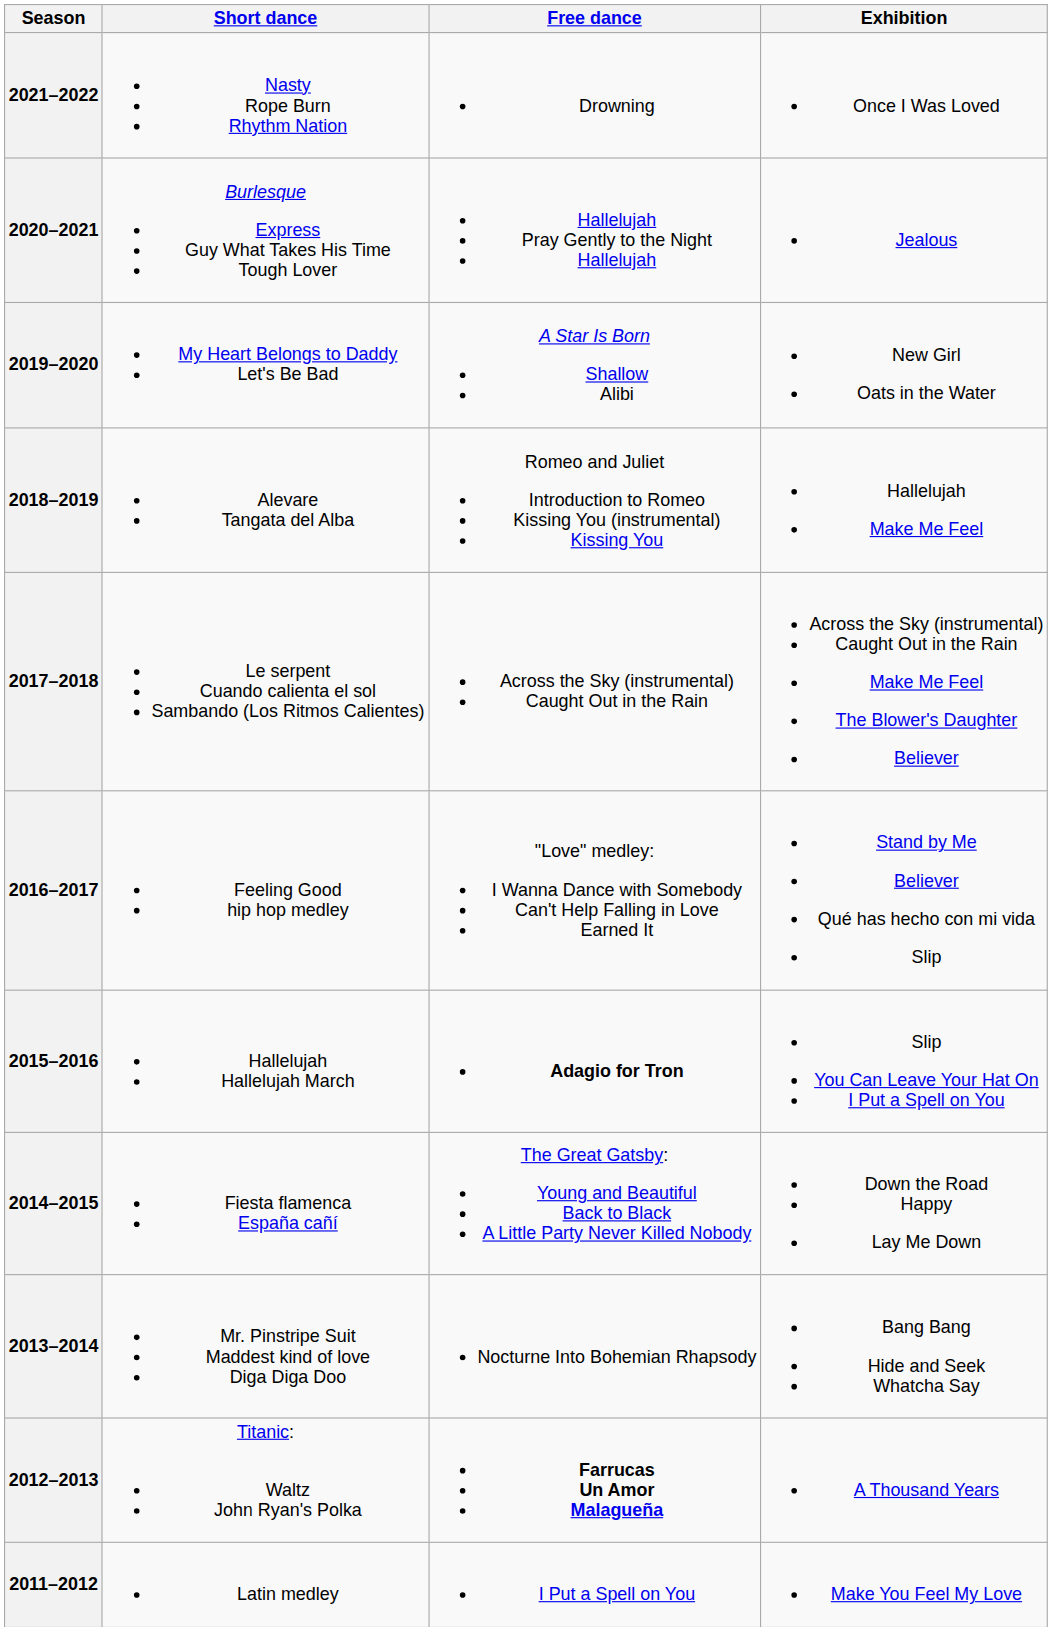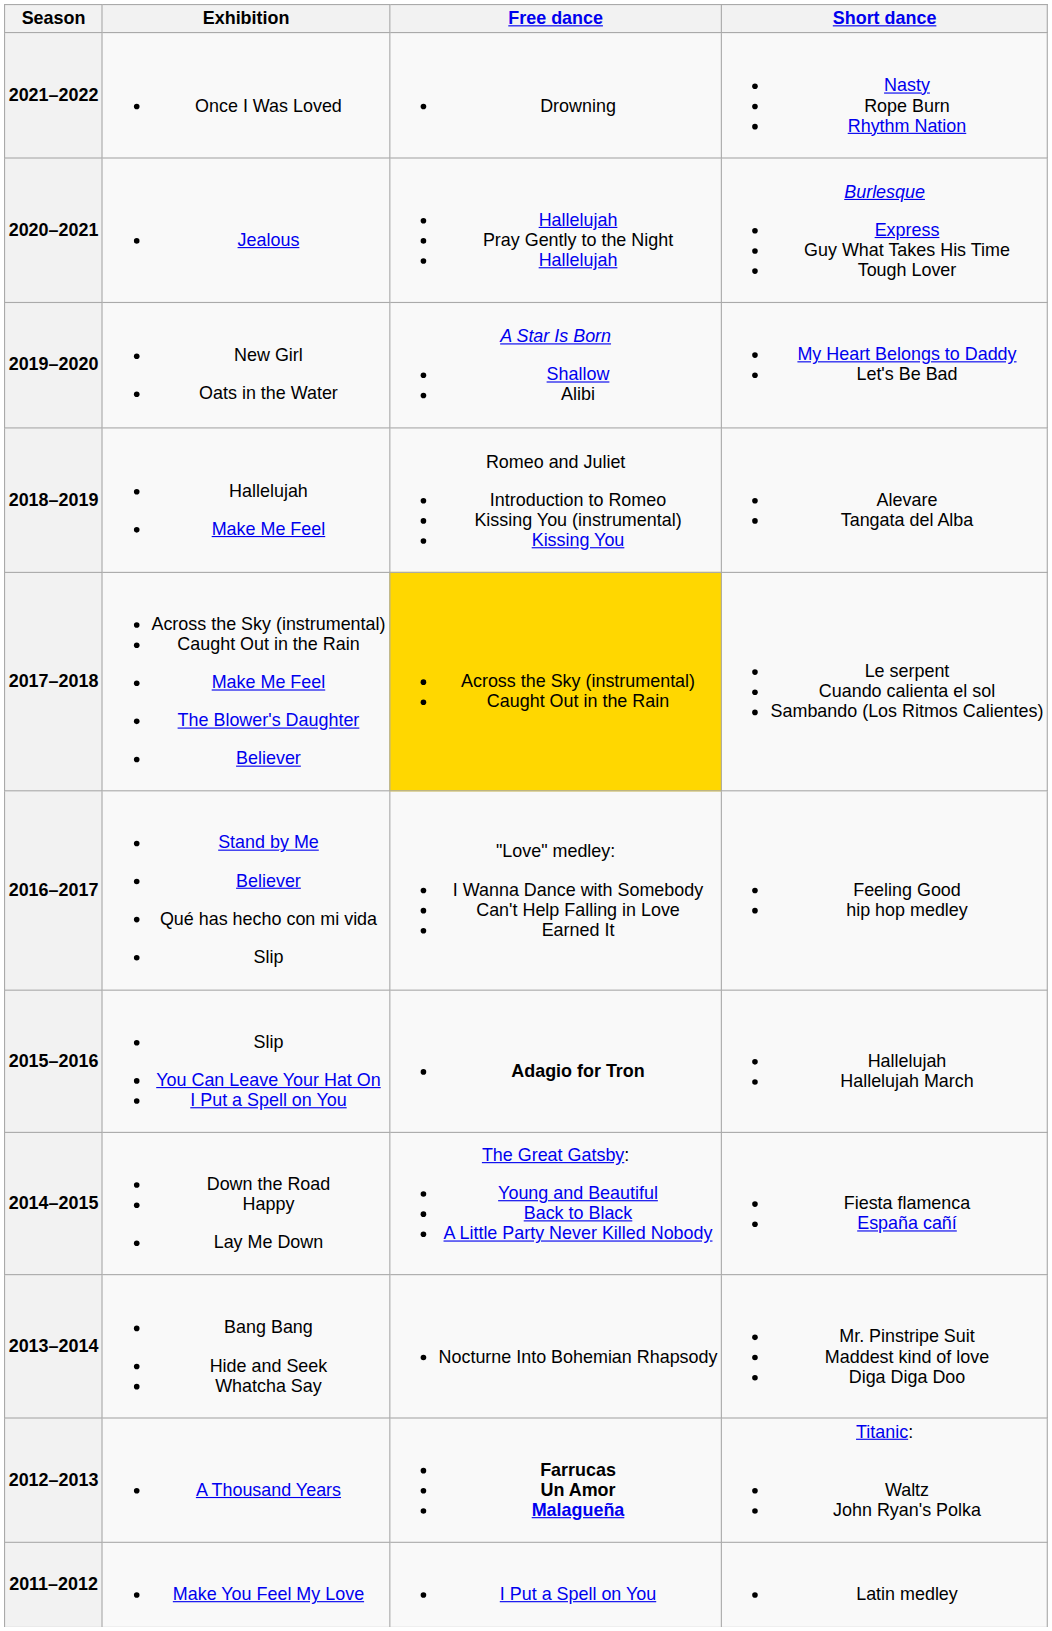columns swapped: (266, 18) <-> (904, 18)
(594, 692) no background -> (556, 692) gold background
